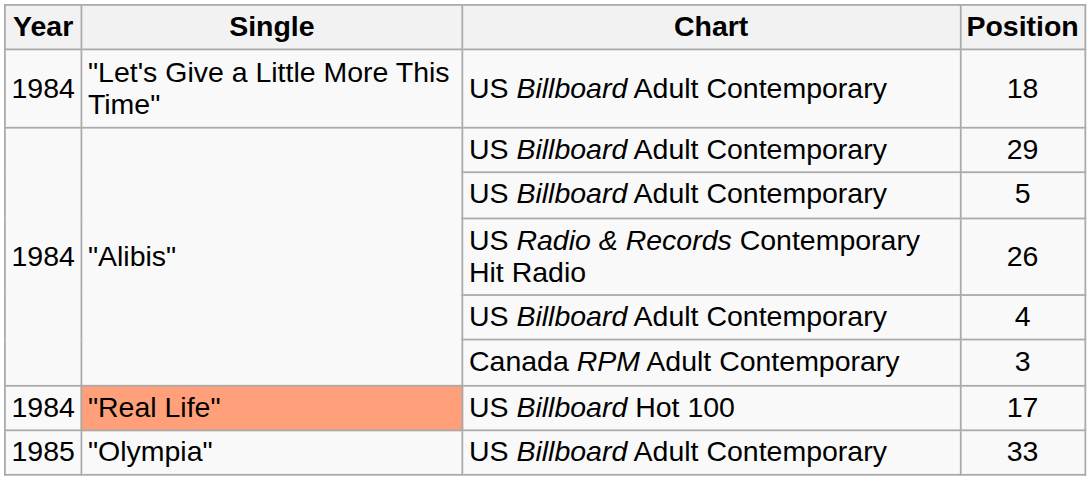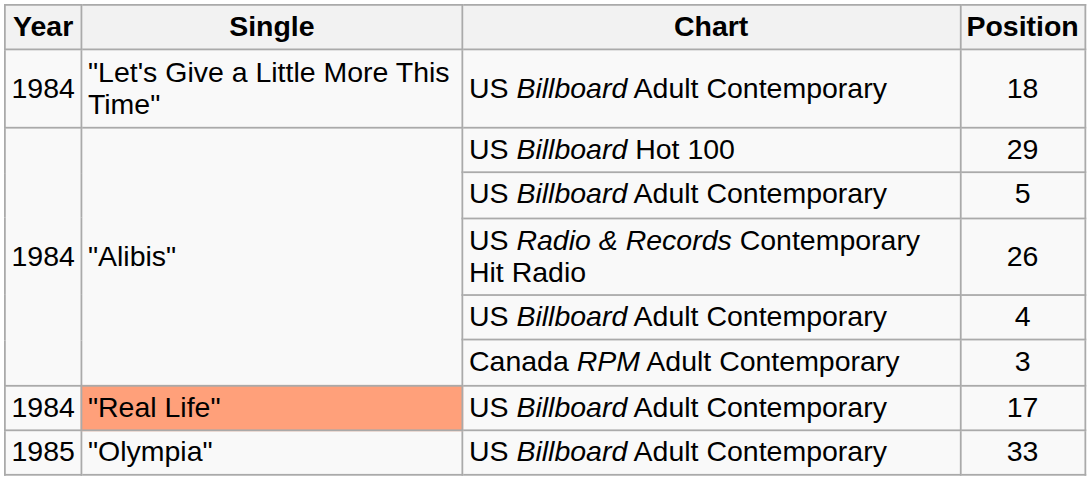(678, 149) US Billboard Adult Contemporary -> (602, 149) US Billboard Hot 100
(602, 407) US Billboard Hot 100 -> (678, 407) US Billboard Adult Contemporary
